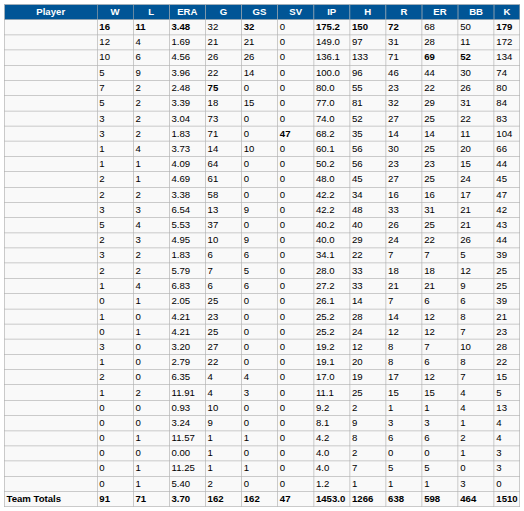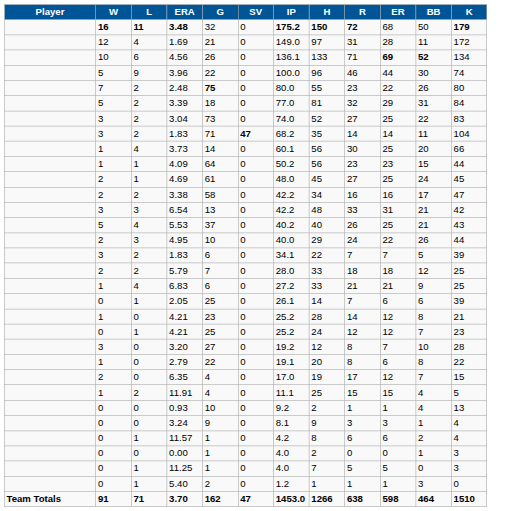- column: (260, 12)
